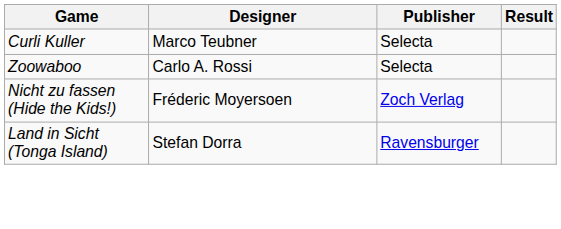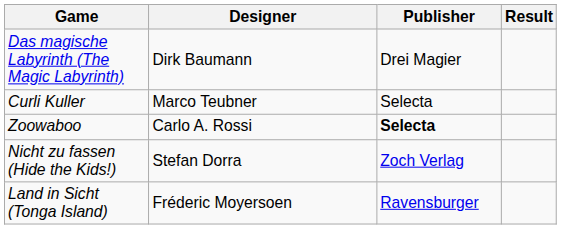+ row: (66, 59)
(406, 66) normal -> (408, 126) bold
(222, 100) Fréderic Moyersoen -> (197, 160) Stefan Dorra
(197, 142) Stefan Dorra -> (222, 203) Fréderic Moyersoen
